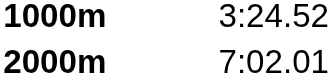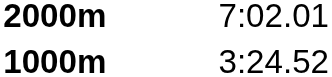rows swapped: (55, 16) <-> (55, 62)
